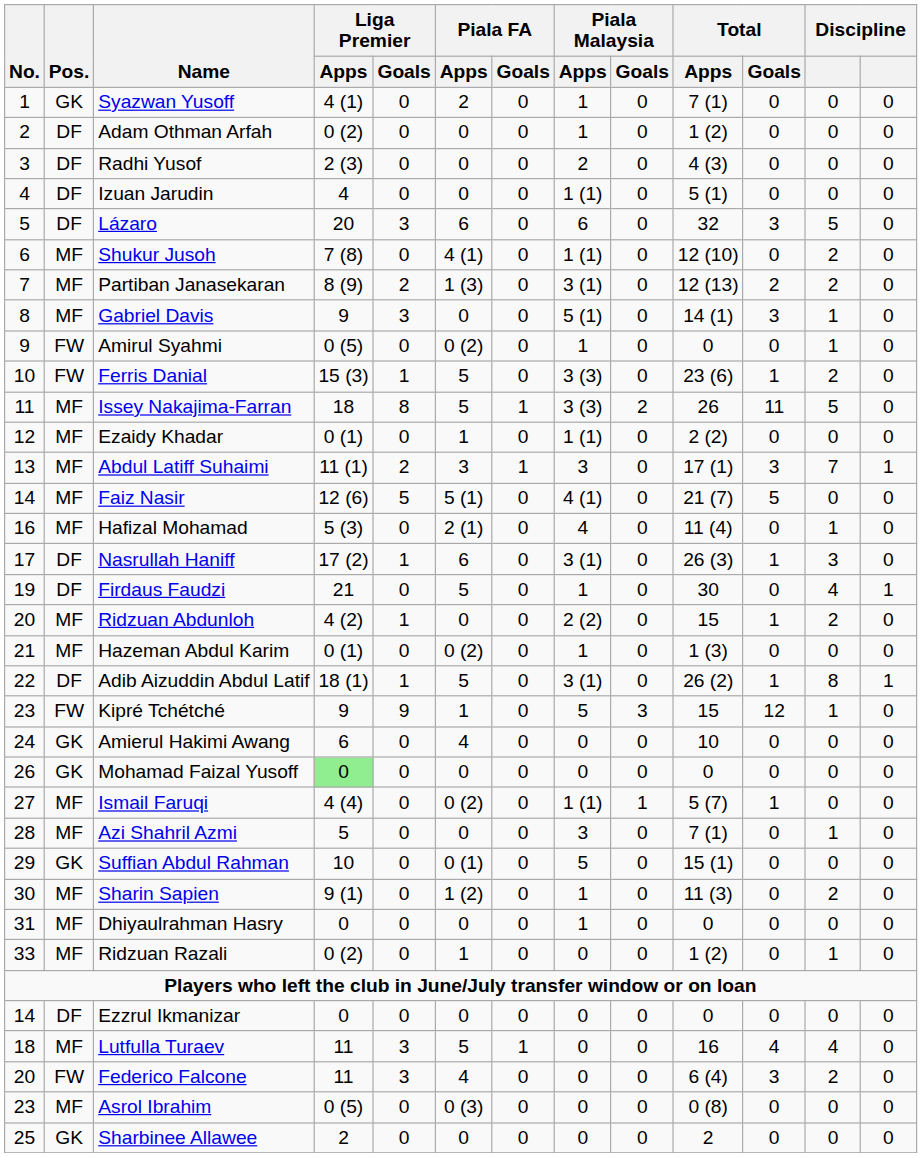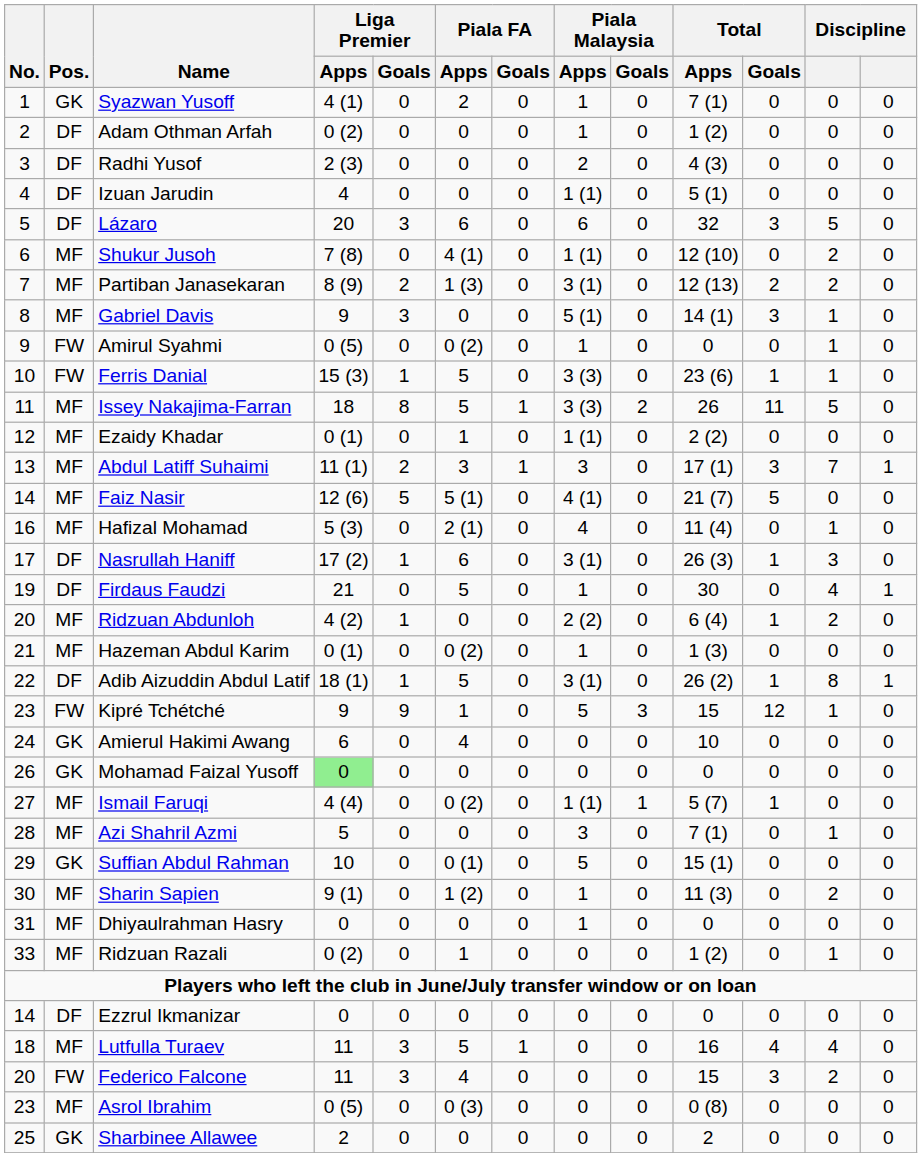(833, 376) 2 -> (833, 376) 1
(708, 619) 15 -> (708, 619) 6 (4)
(708, 1076) 6 (4) -> (708, 1076) 15
